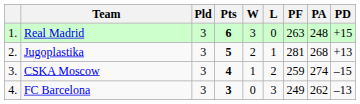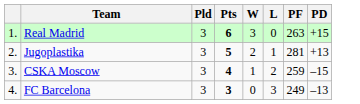- column: (319, 14)
